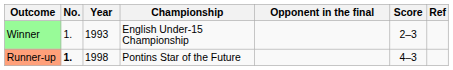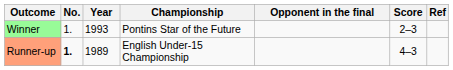(163, 35) English Under-15 Championship -> (182, 29) Pontins Star of the Future
(97, 57) 1998 -> (97, 51) 1989
(182, 57) Pontins Star of the Future -> (163, 51) English Under-15 Championship
